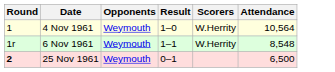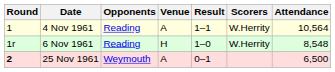+ column: (175, 12)
(127, 28) Weymouth -> (122, 28) Reading
(169, 28) 1–0 -> (202, 28) 1–1
(127, 43) Weymouth -> (122, 43) Reading
(169, 43) 1–1 -> (202, 43) 1–0
